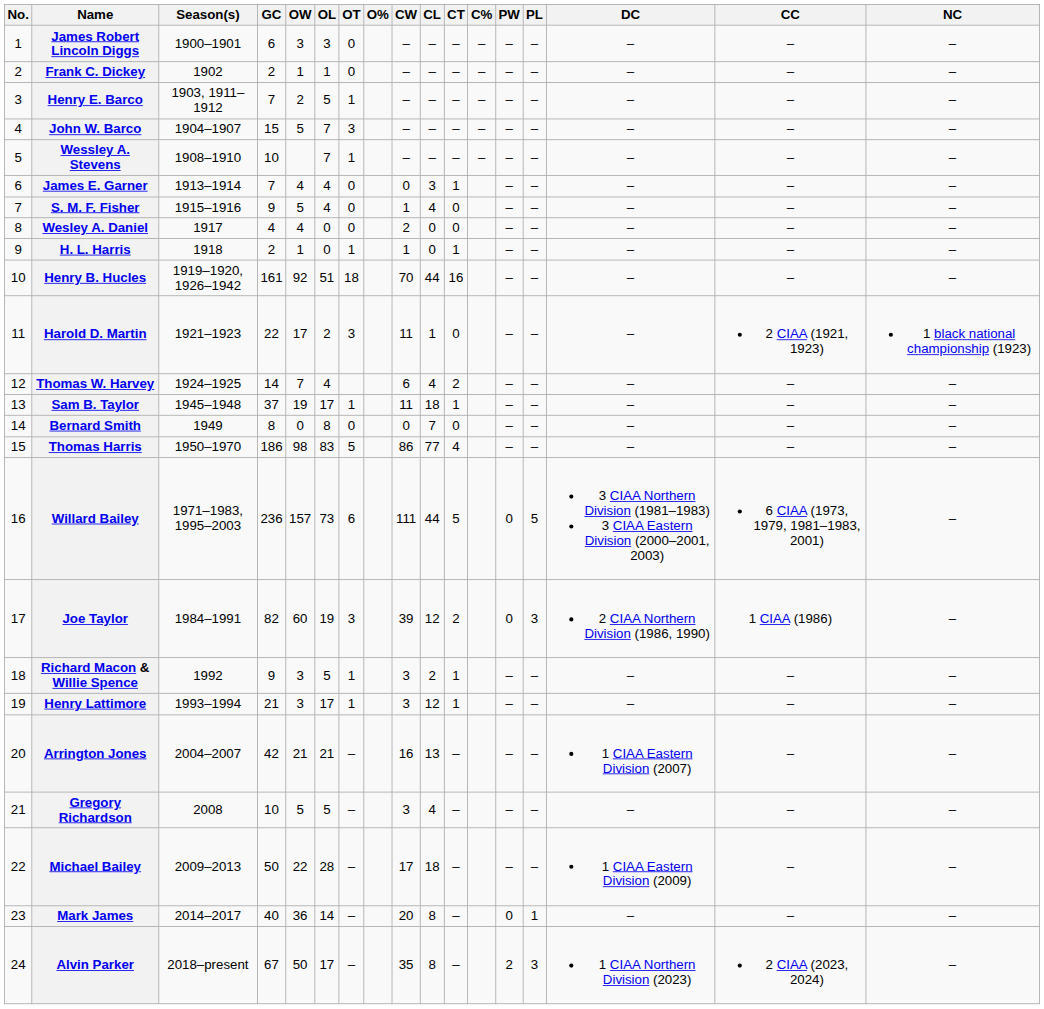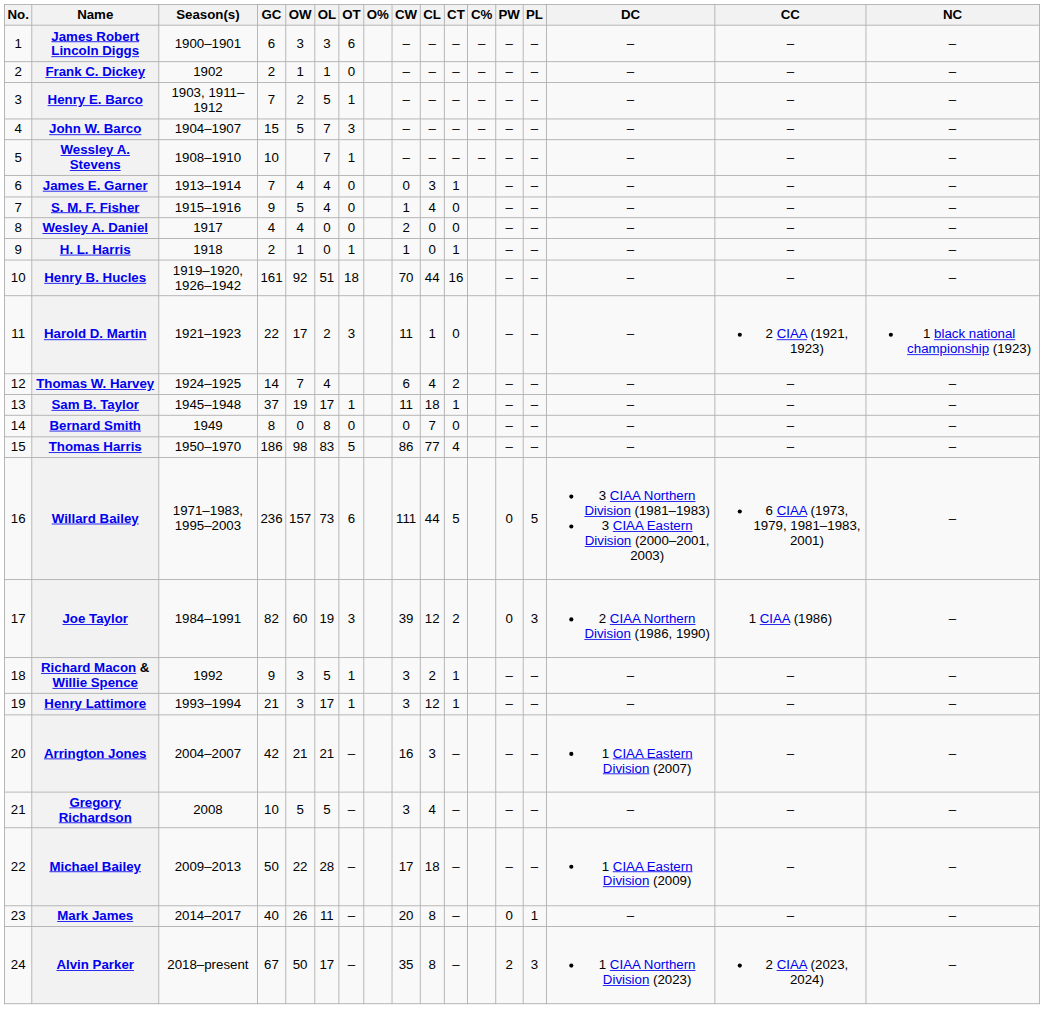(351, 43) 0 -> (351, 43) 6
(432, 753) 13 -> (432, 753) 3
(300, 916) 36 -> (300, 916) 26
(327, 916) 14 -> (327, 916) 11
